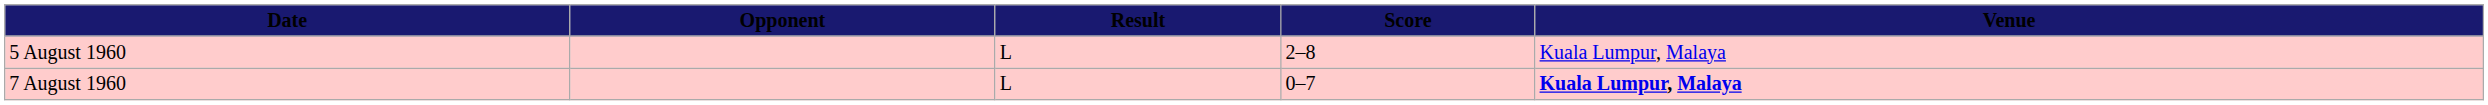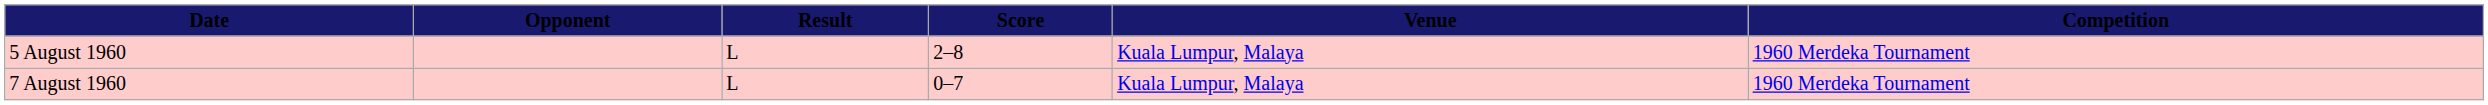+ column: (2116, 20)
(1641, 83) bold -> (1210, 83) normal
